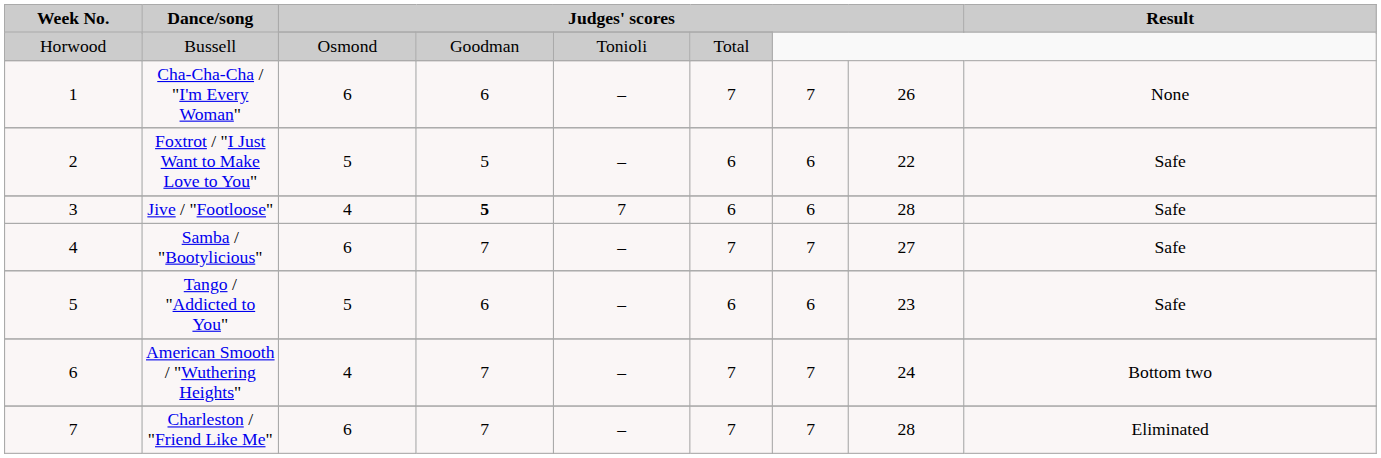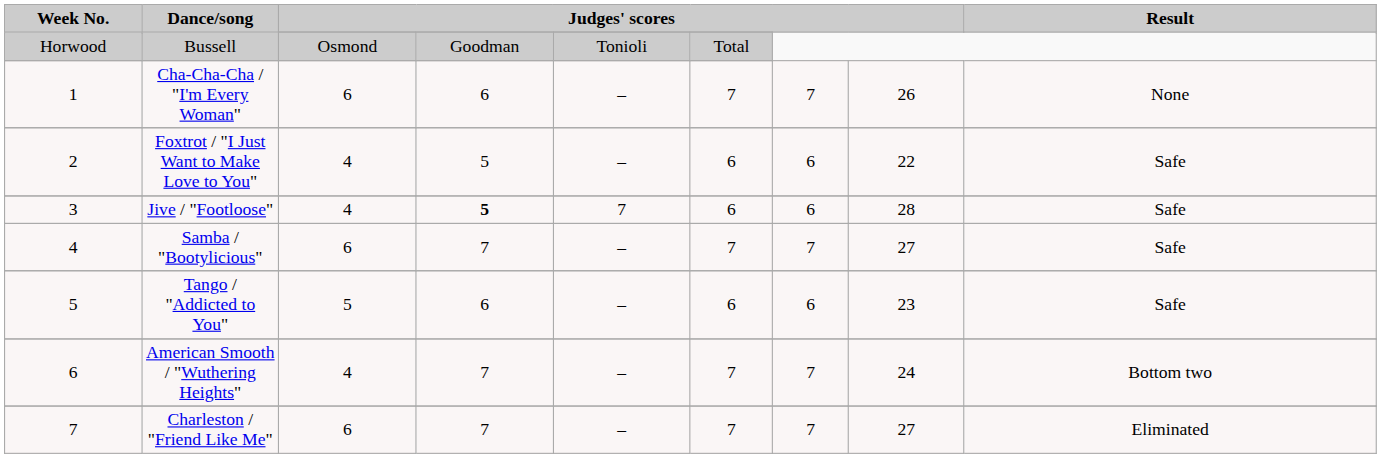(347, 161) 5 -> (347, 161) 4
(906, 429) 28 -> (906, 429) 27
